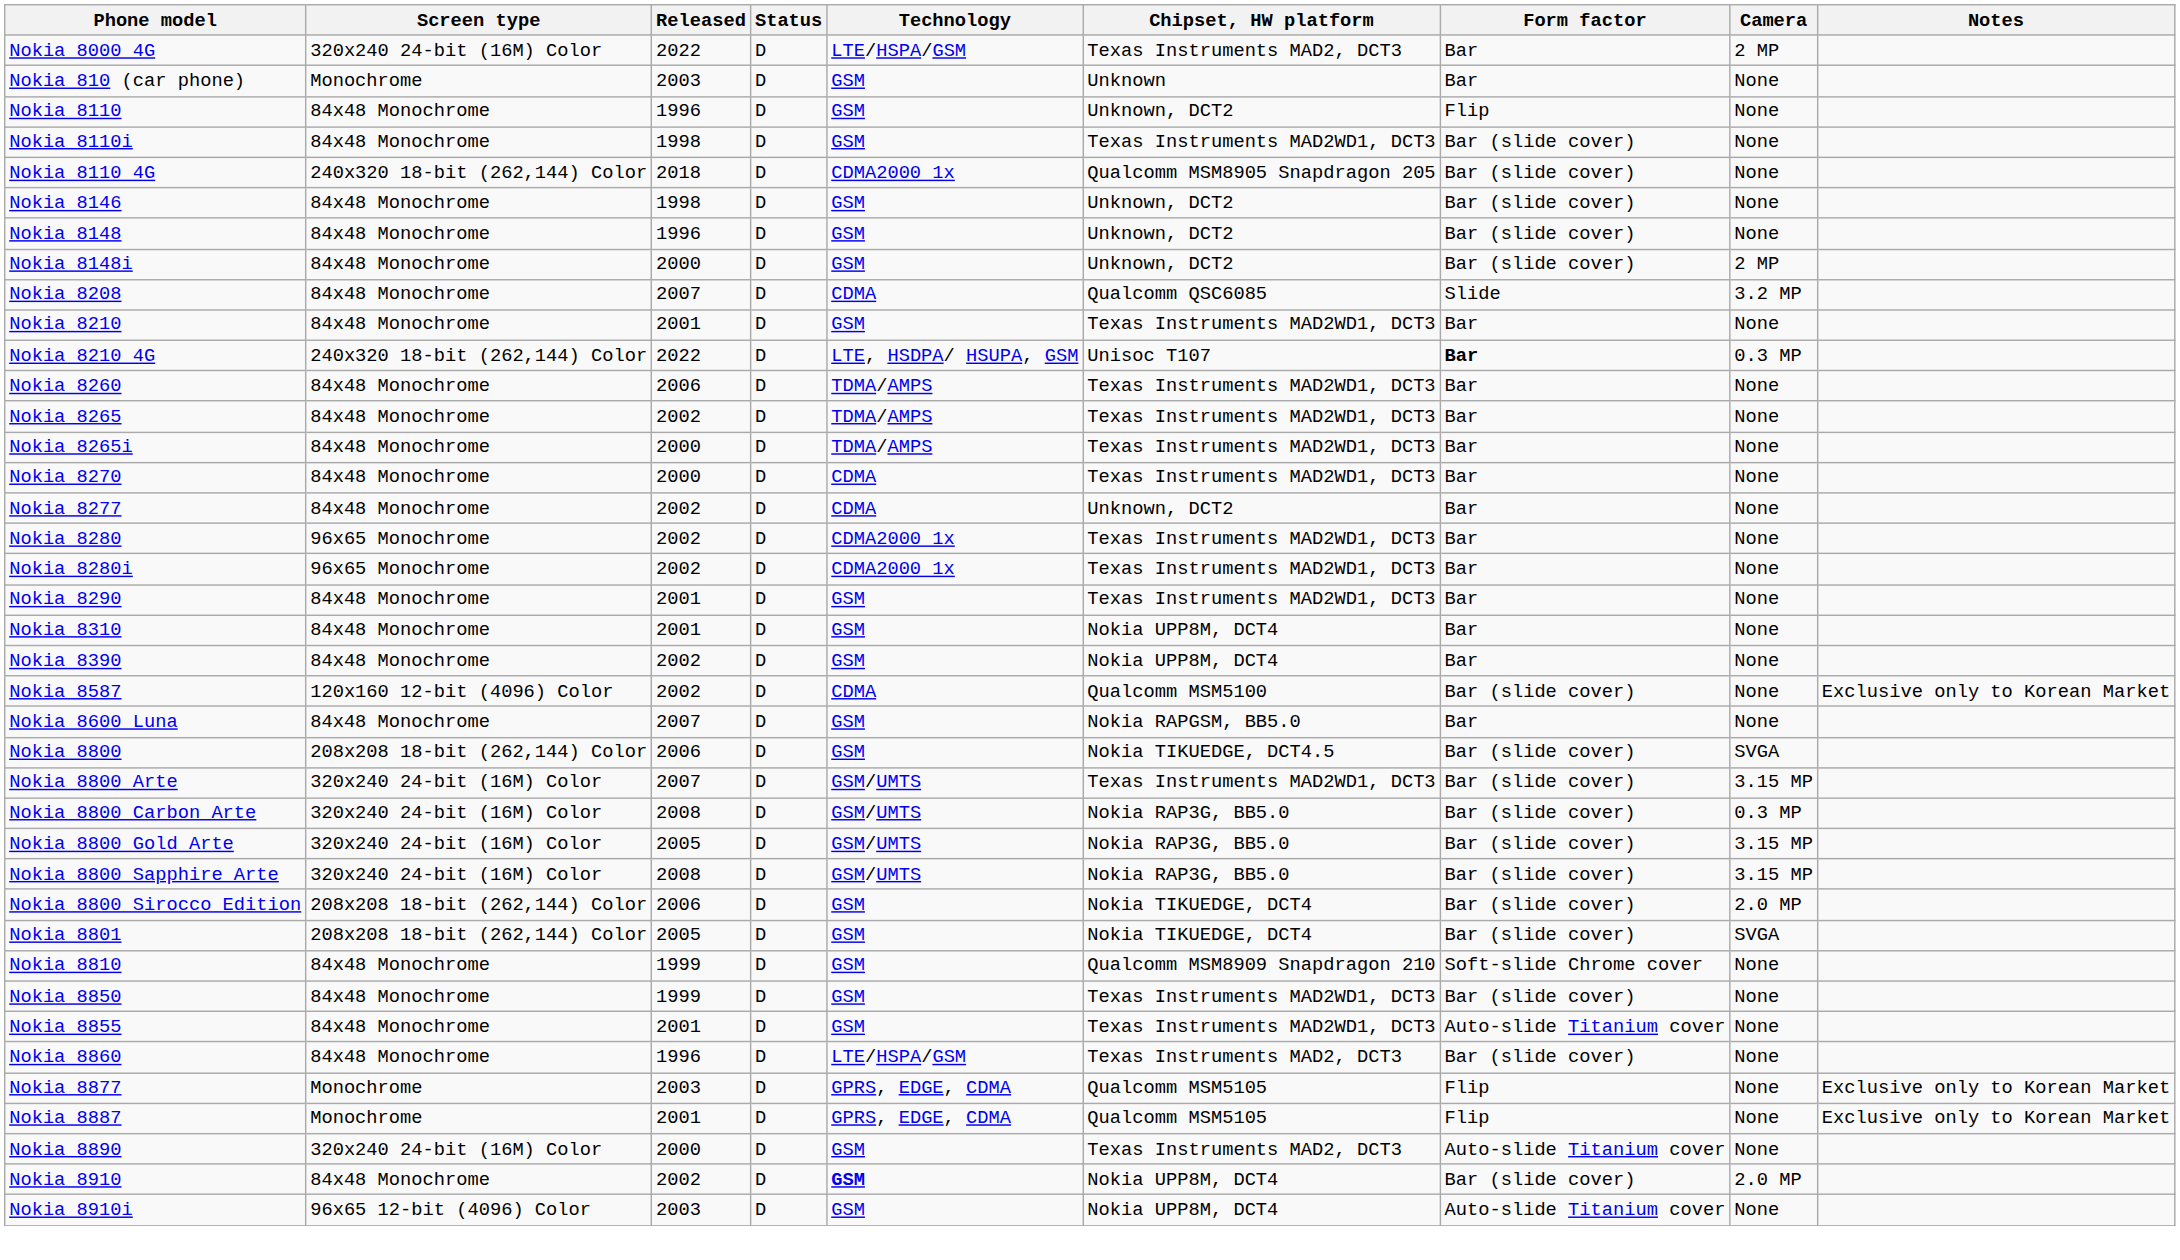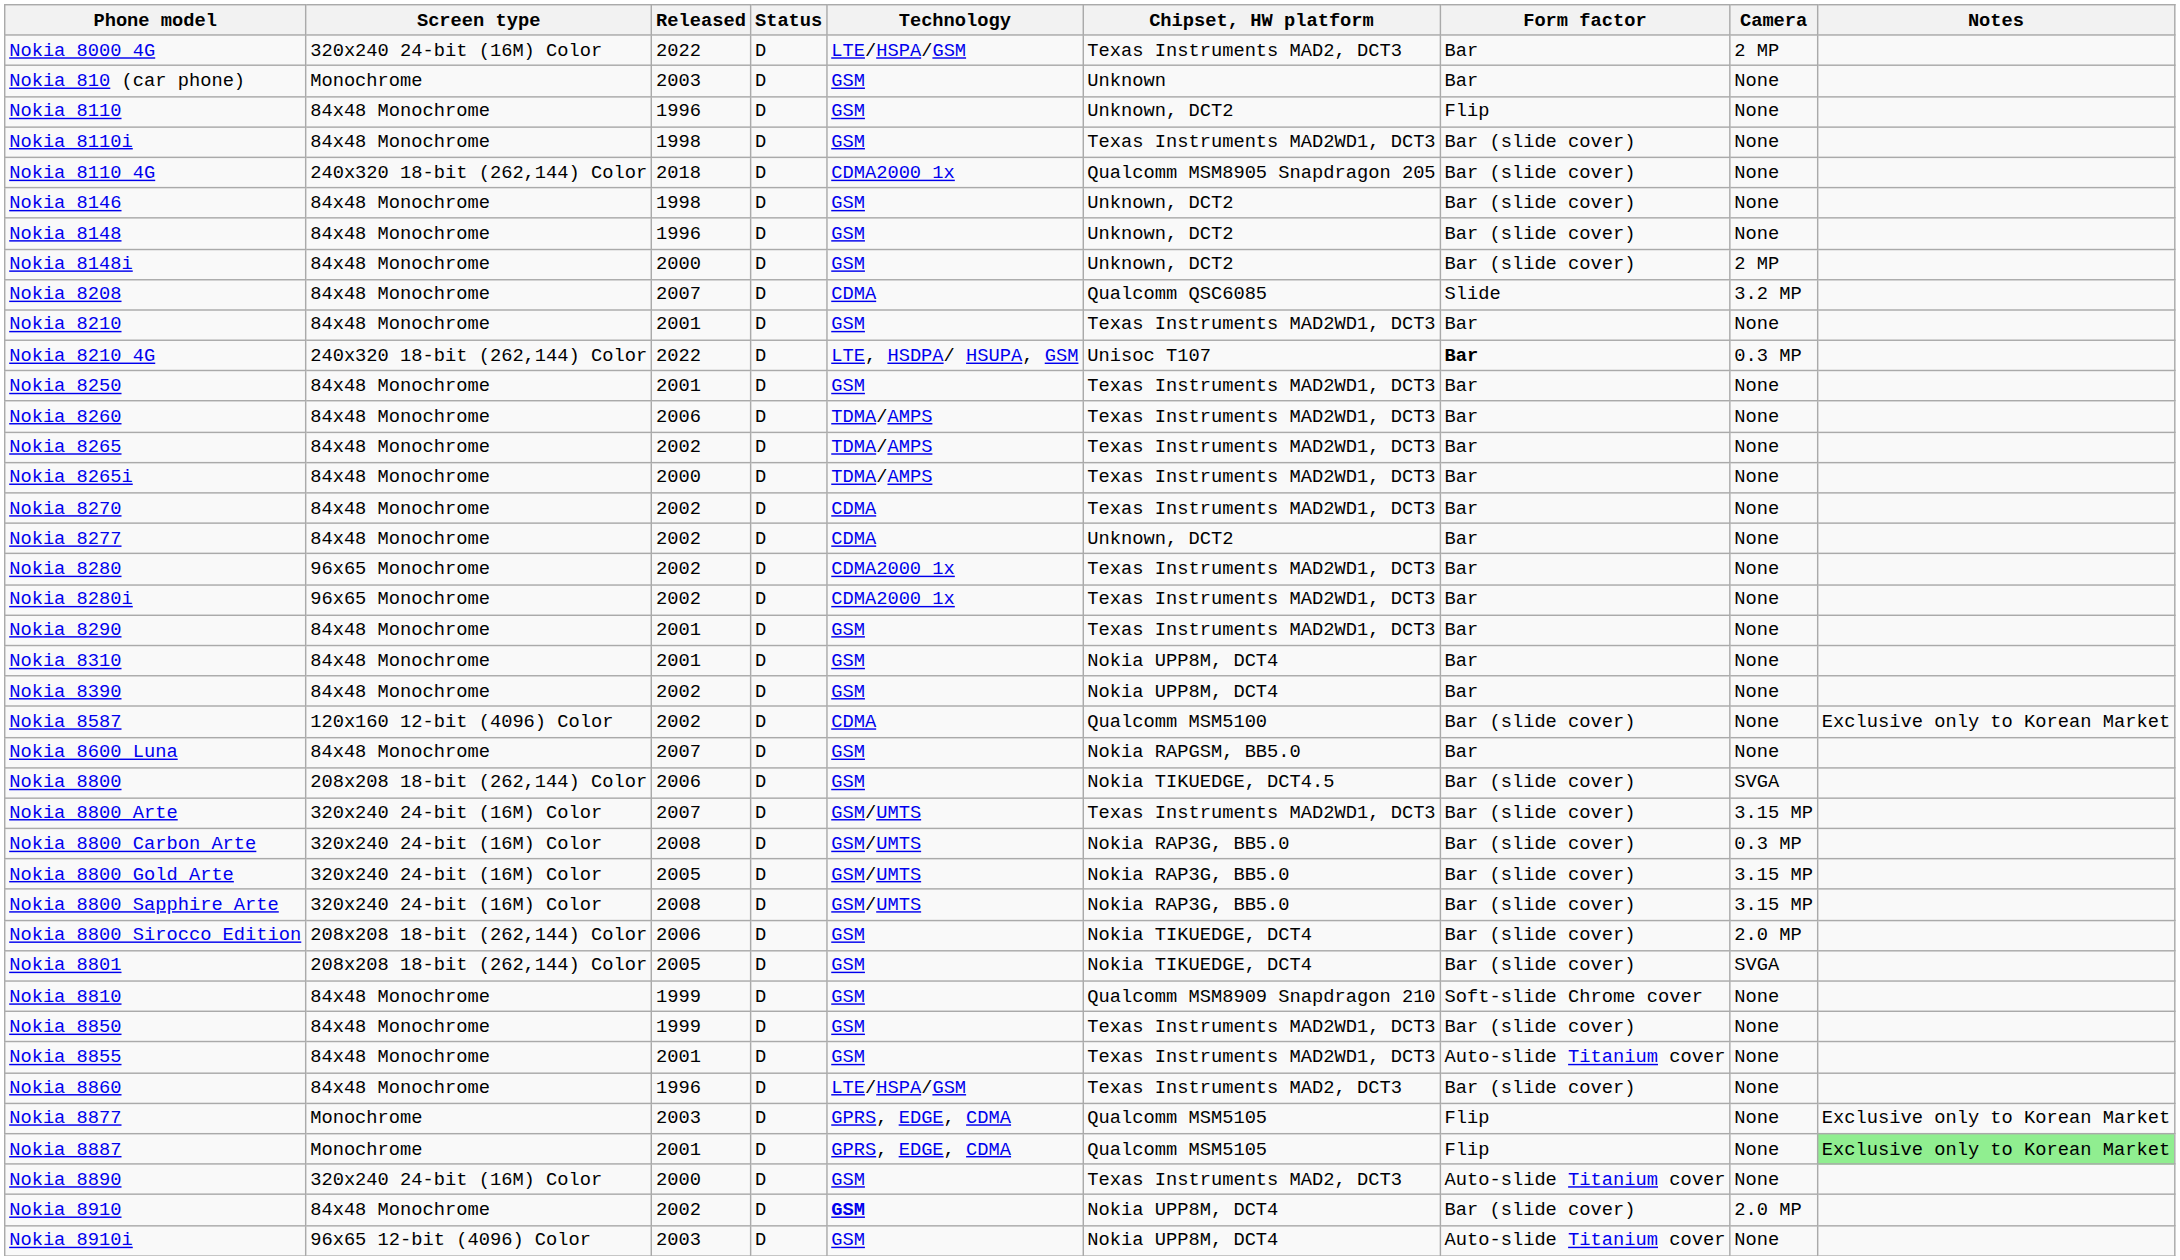+ row: (65, 386)
(679, 478) 2000 -> (679, 508) 2002
(1996, 1118) no background -> (1996, 1149) lightgreen background
